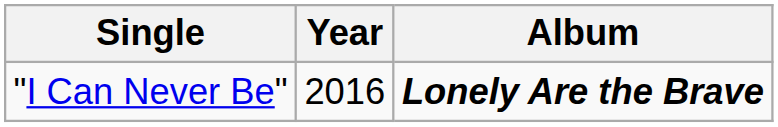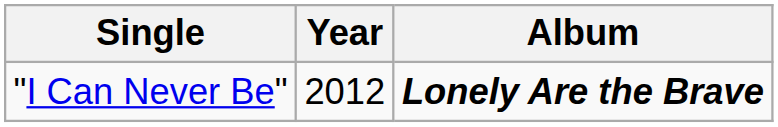(345, 90) 2016 -> (345, 90) 2012
